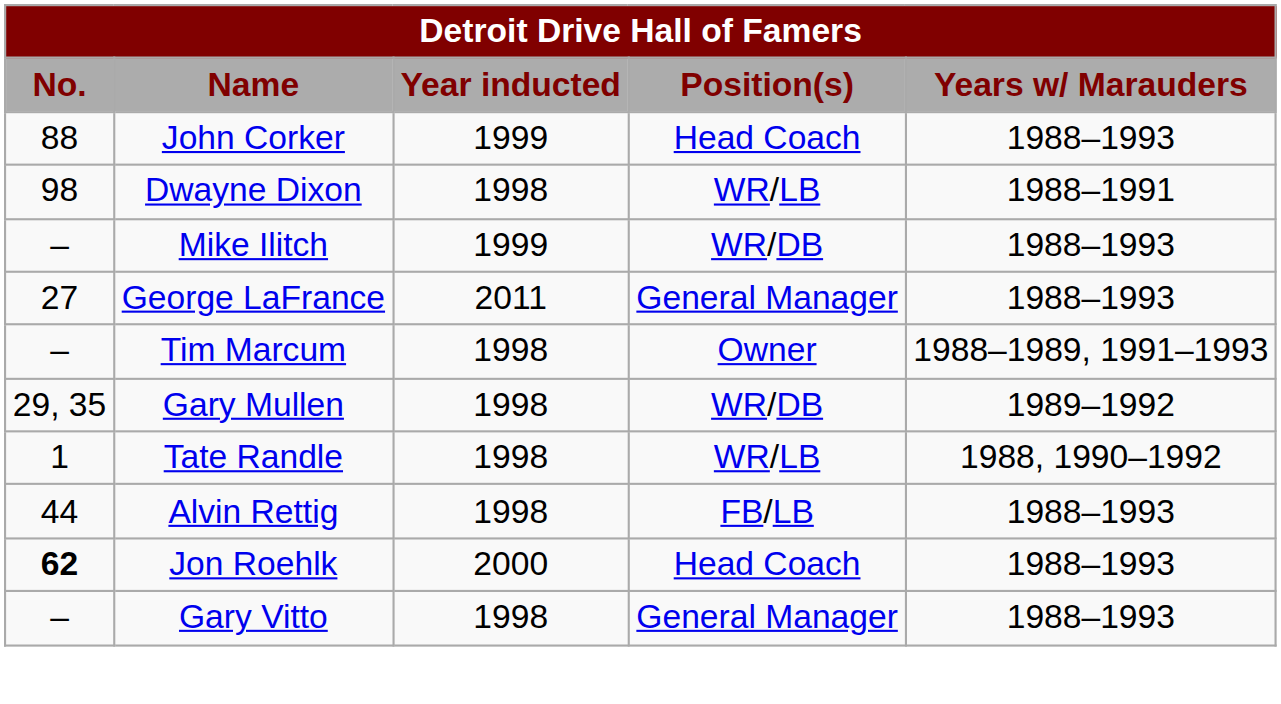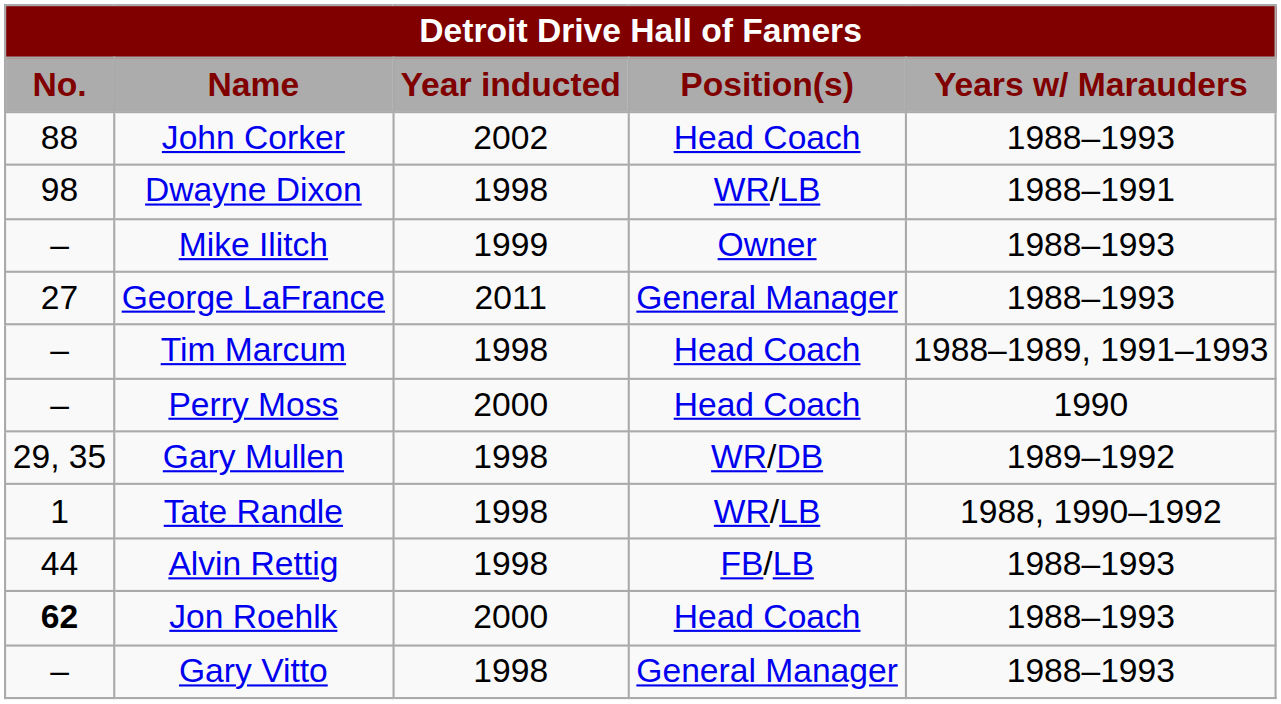(511, 137) 1999 -> (511, 137) 2002
(767, 244) WR/DB -> (767, 244) Owner
(767, 350) Owner -> (767, 350) Head Coach
+ row: (253, 404)
